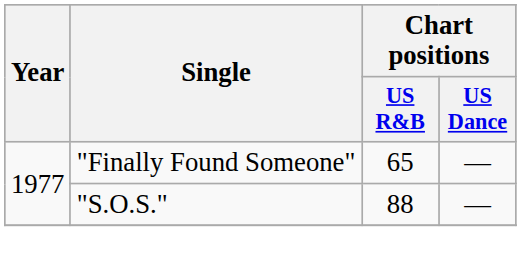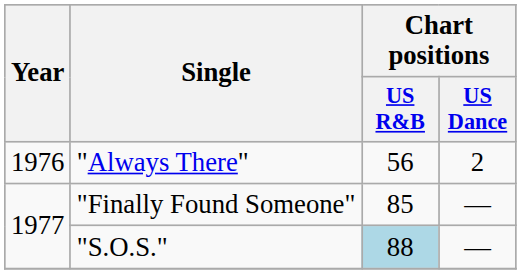+ row: (163, 162)
(400, 162) 65 -> (400, 204) 85
(400, 204) no background -> (400, 246) lightblue background
